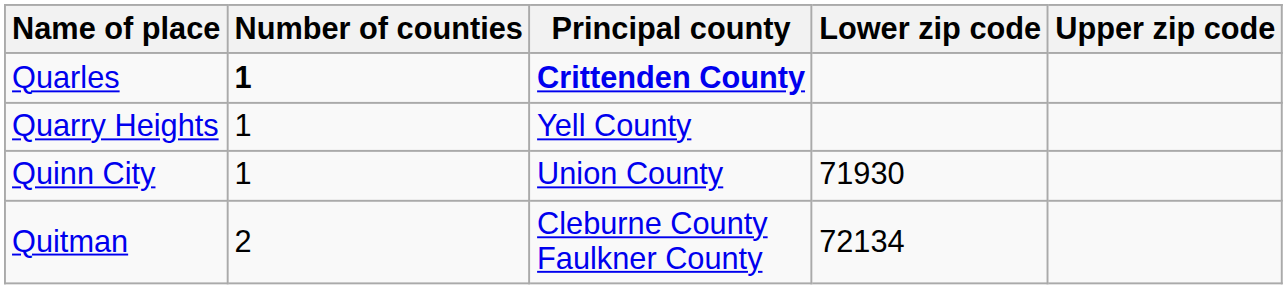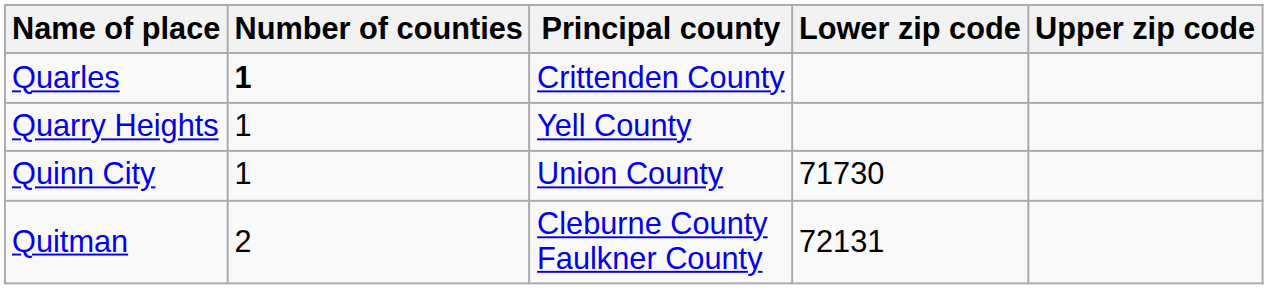(671, 77) bold -> (661, 77) normal
(862, 175) 71930 -> (842, 175) 71730
(862, 241) 72134 -> (842, 241) 72131
